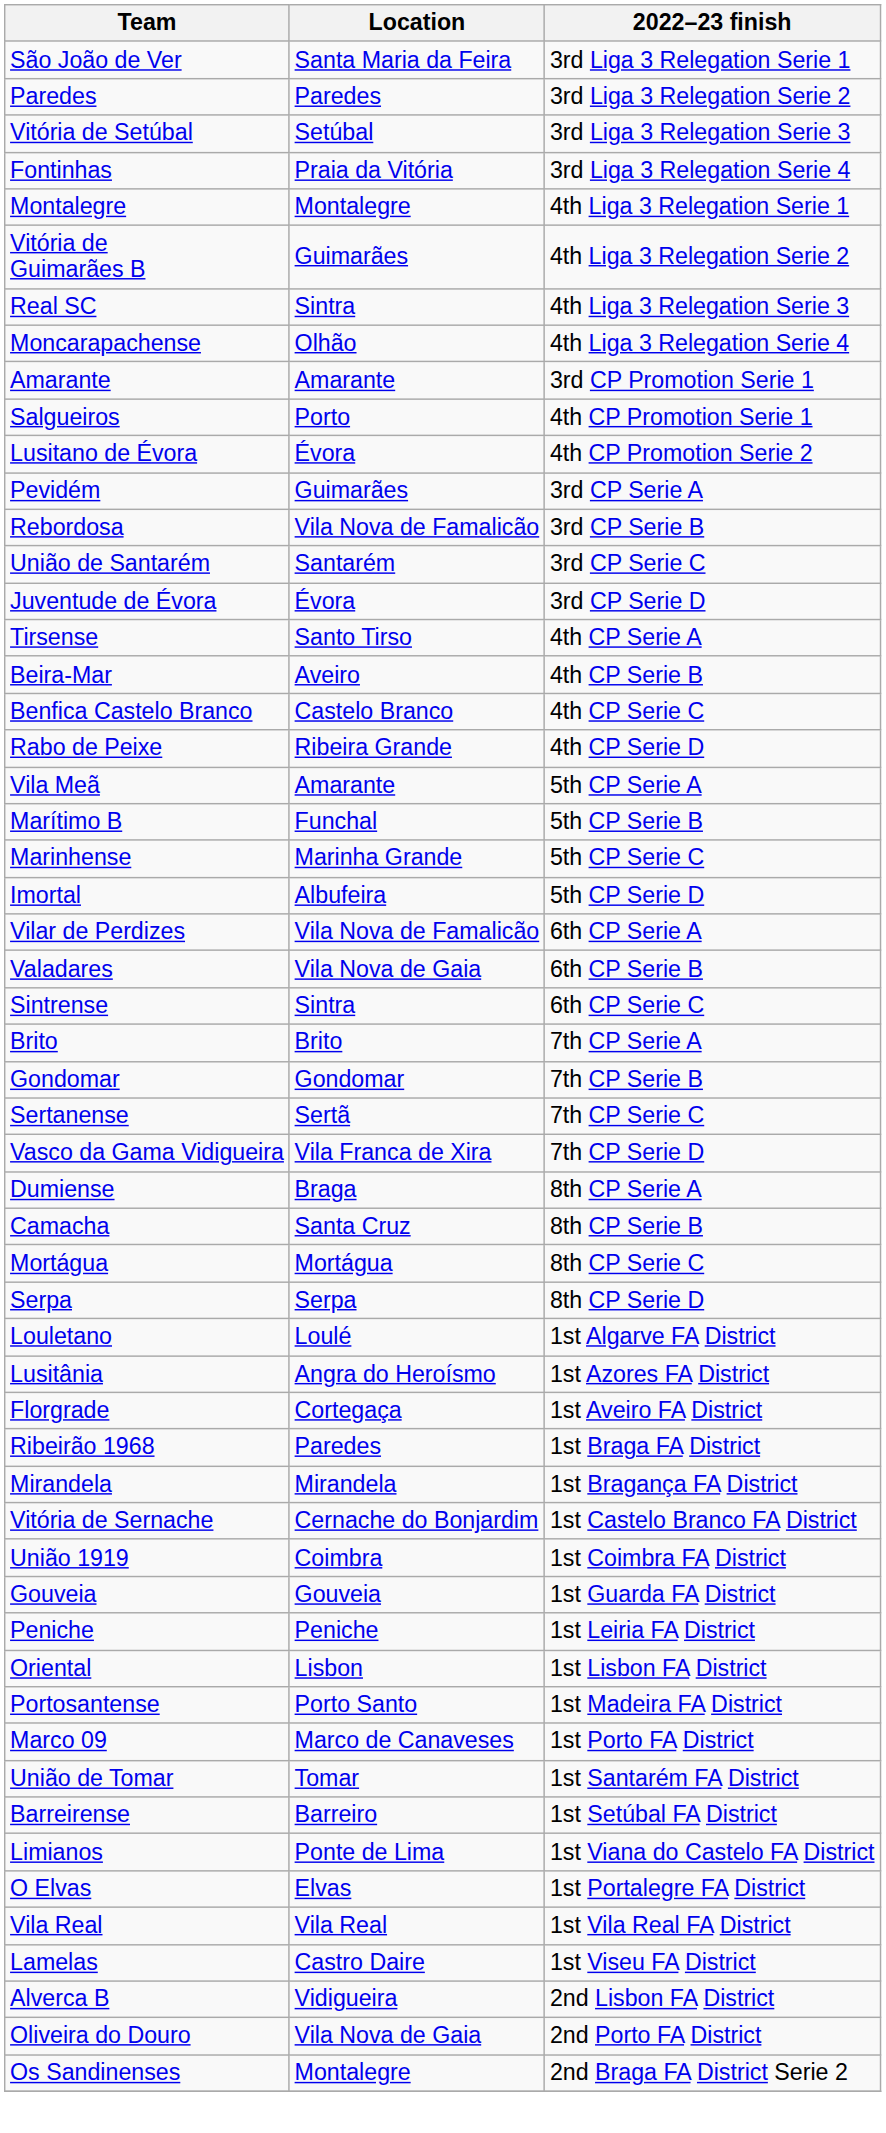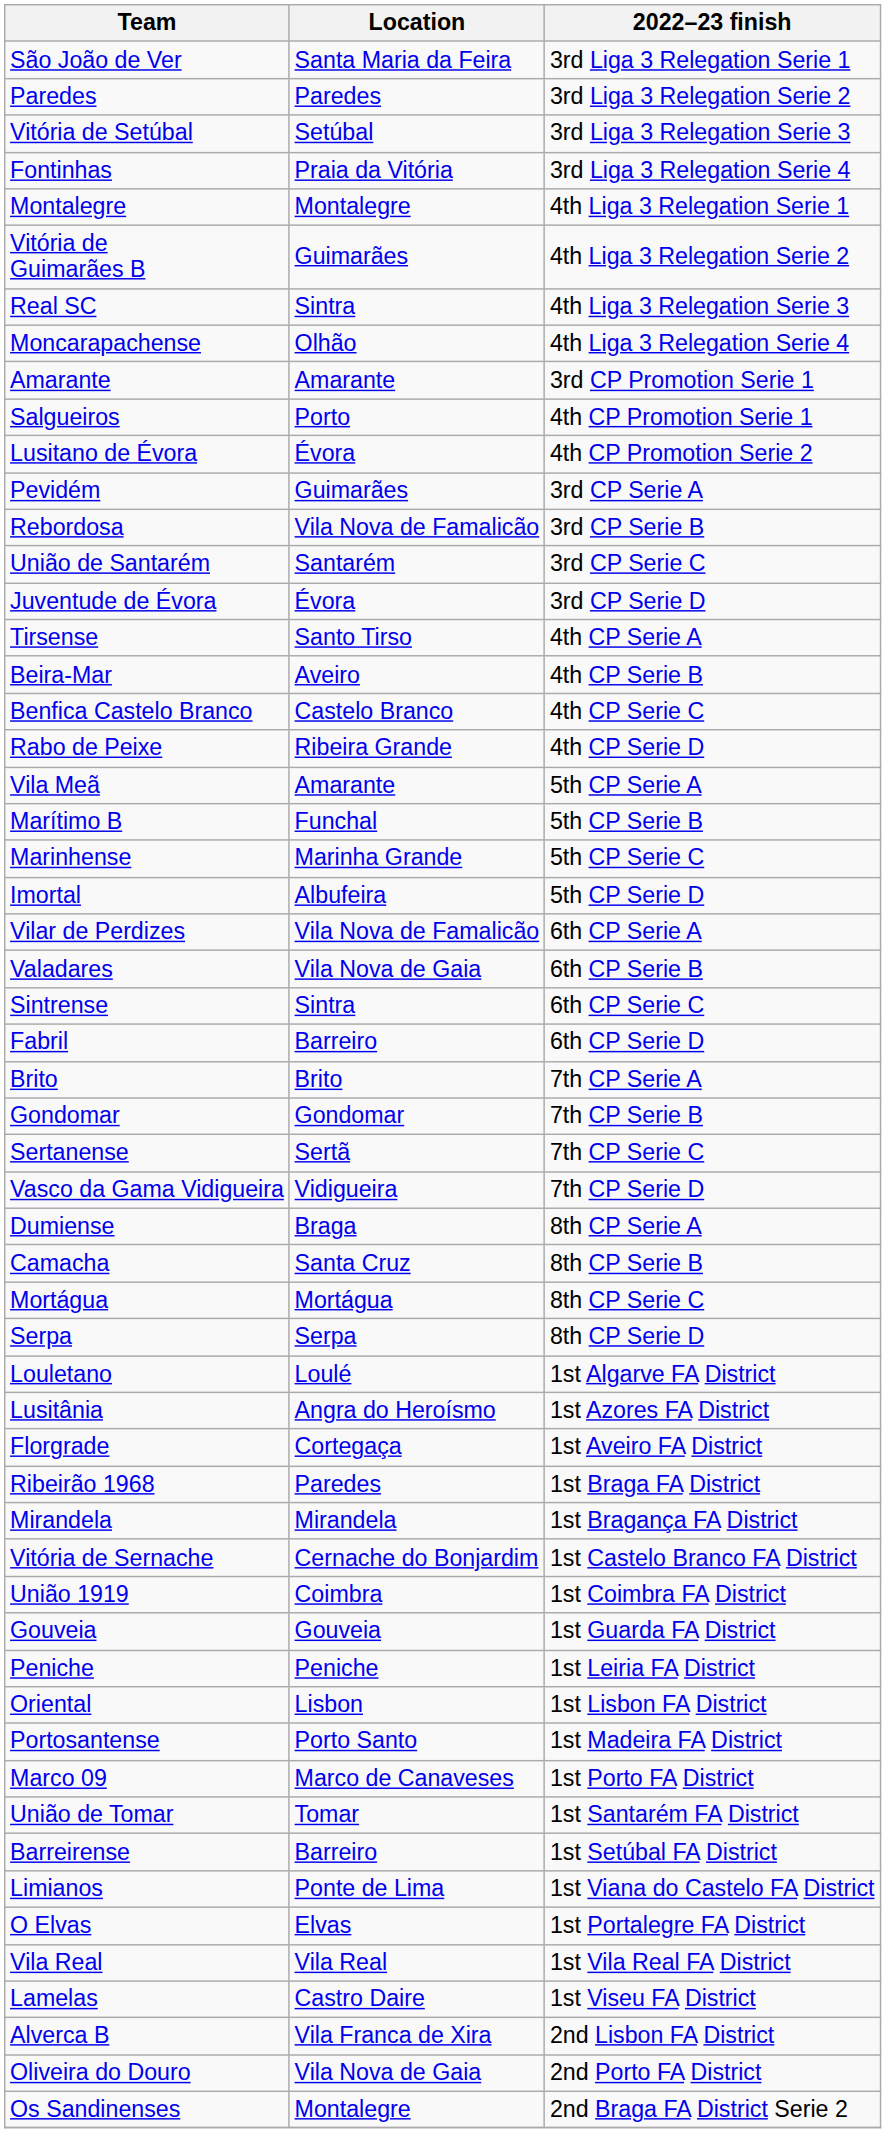+ row: (39, 1042)
(393, 1152) Vila Franca de Xira -> (346, 1189) Vidigueira
(346, 1999) Vidigueira -> (393, 2035) Vila Franca de Xira
